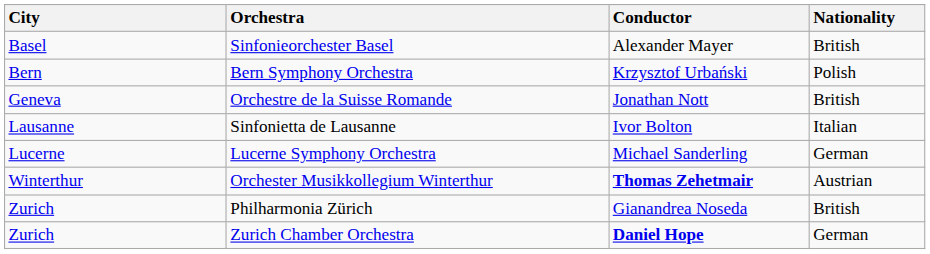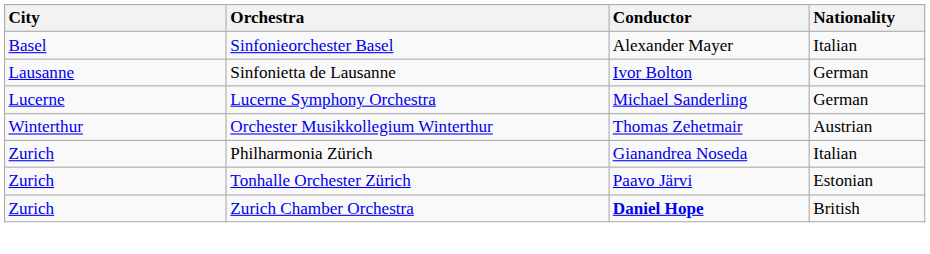(837, 45) British -> (835, 45) Italian
- row: (322, 72)
- row: (341, 99)
(835, 126) Italian -> (841, 72) German
(683, 180) bold -> (678, 126) normal
(837, 208) British -> (835, 153) Italian
+ row: (321, 180)
(841, 235) German -> (837, 208) British
